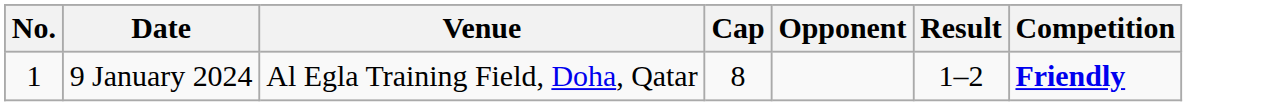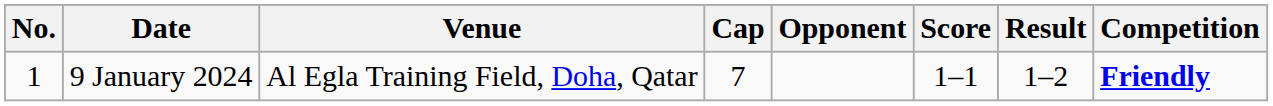+ column: (956, 28)
(738, 75) 8 -> (738, 75) 7
